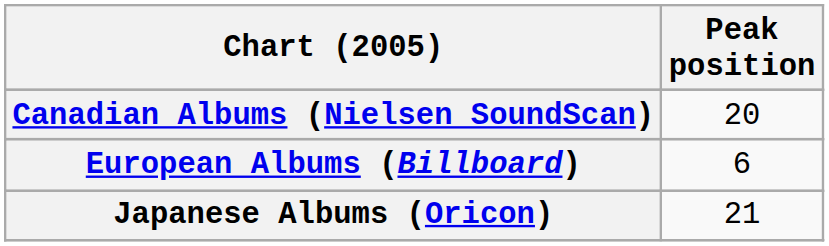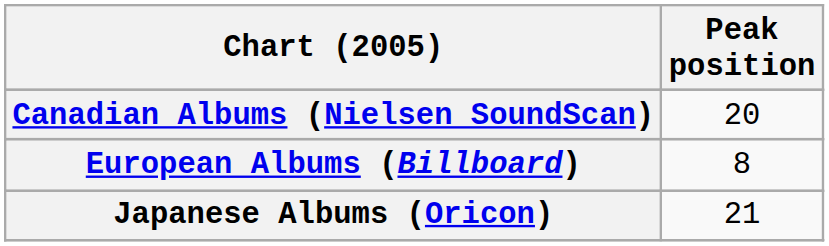(742, 165) 6 -> (742, 165) 8
